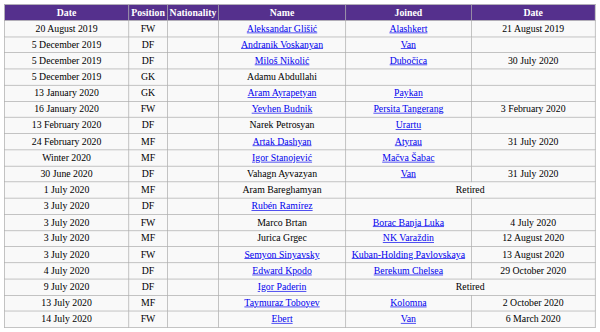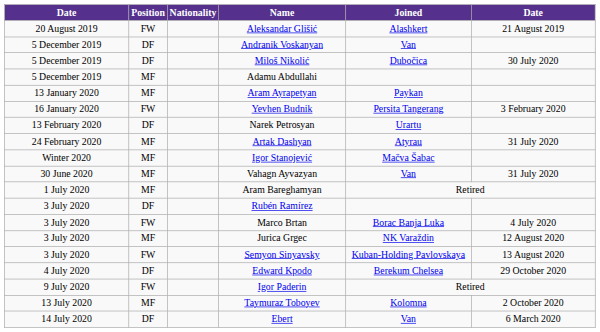(148, 77) GK -> (148, 77) MF
(148, 93) GK -> (148, 93) MF
(148, 174) DF -> (148, 174) MF
(148, 287) DF -> (148, 287) FW
(148, 319) FW -> (148, 319) DF
